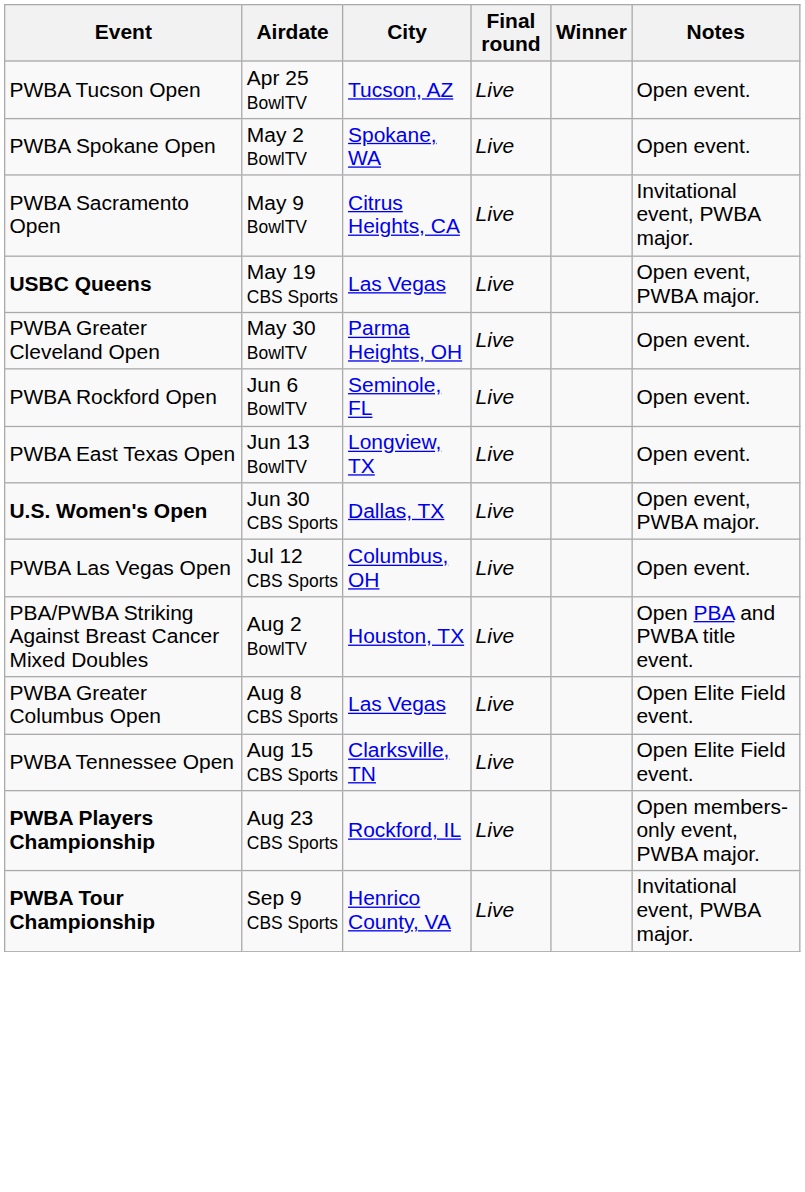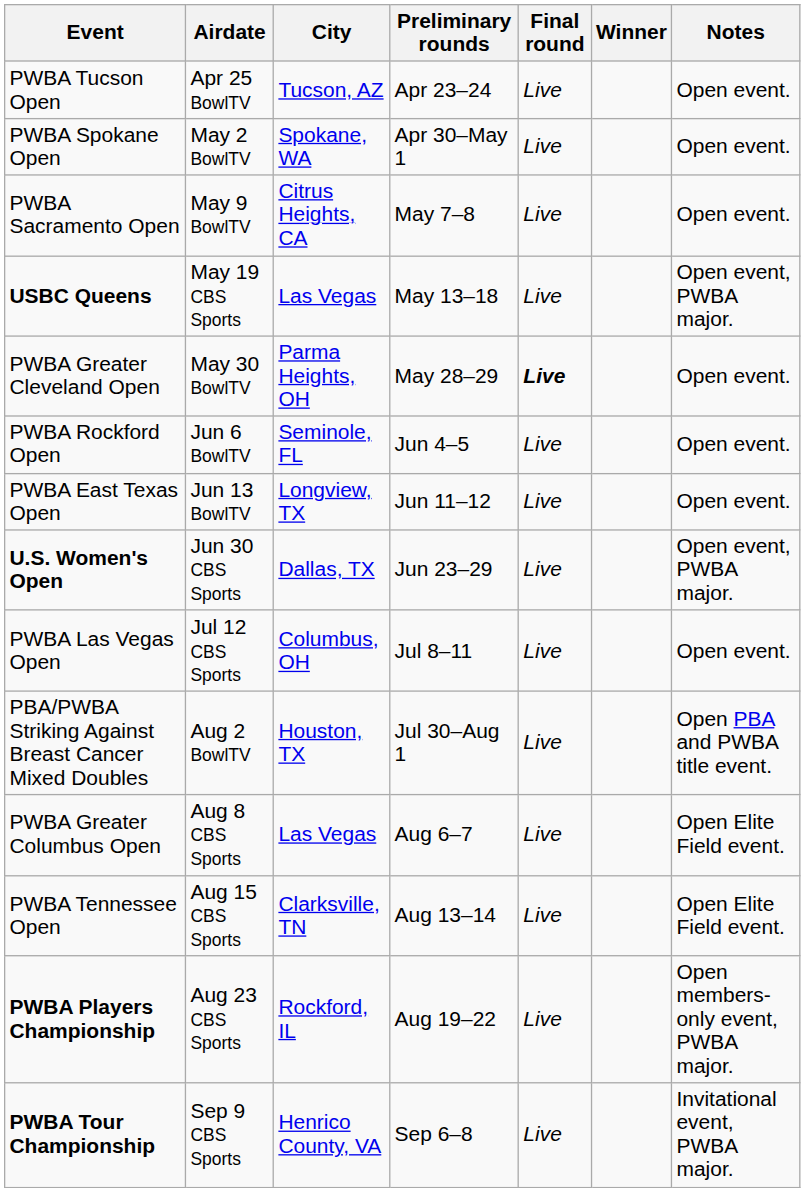+ column: (454, 32)
(699, 215) Invitational event, PWBA major. -> (734, 215) Open event.
(495, 340) normal -> (544, 375) bold
